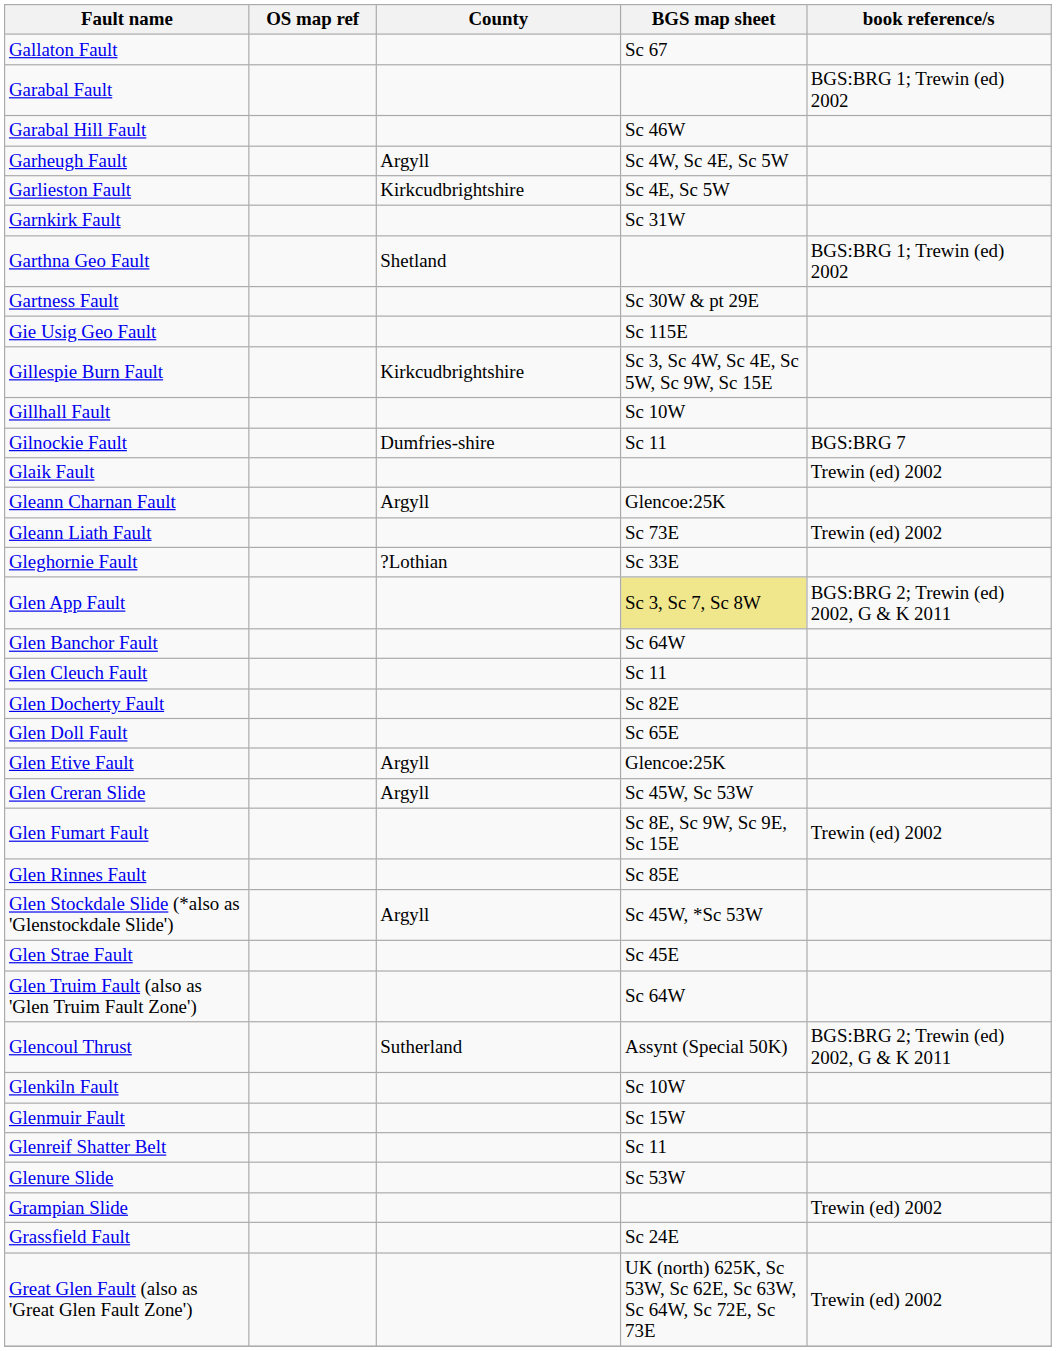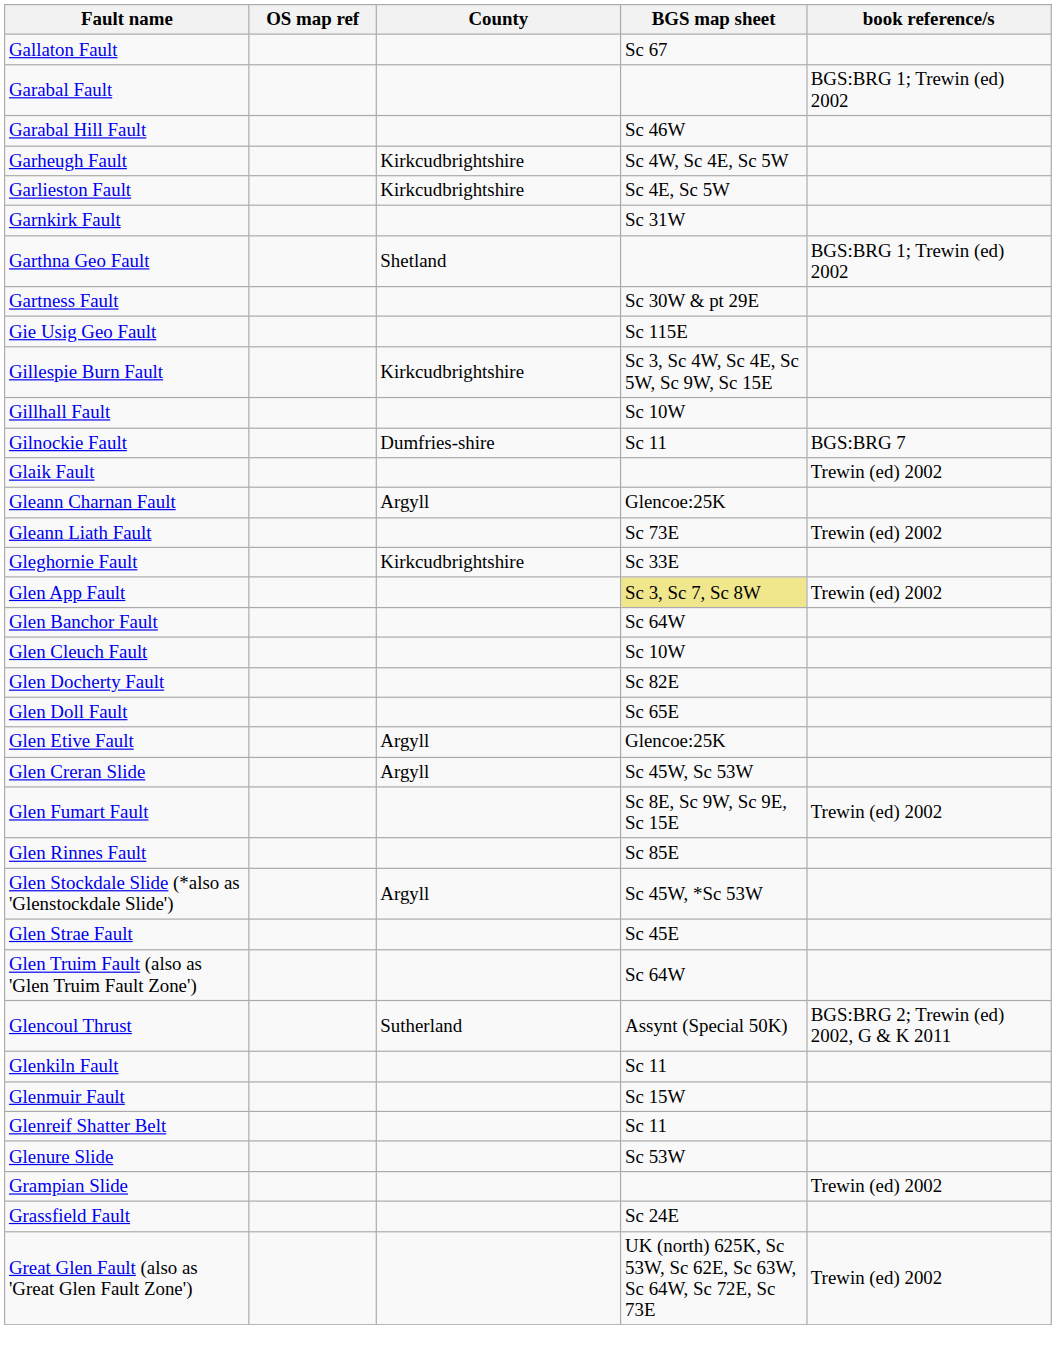(405, 160) Argyll -> (452, 160) Kirkcudbrightshire
(414, 562) ?Lothian -> (452, 562) Kirkcudbrightshire
(908, 602) BGS:BRG 2; Trewin (ed) 2002, G & K 2011 -> (876, 592) Trewin (ed) 2002
(646, 673) Sc 11 -> (655, 652) Sc 10W
(655, 1087) Sc 10W -> (646, 1066) Sc 11
